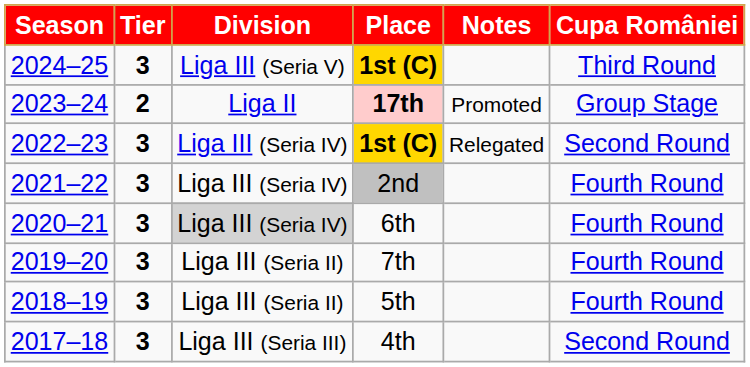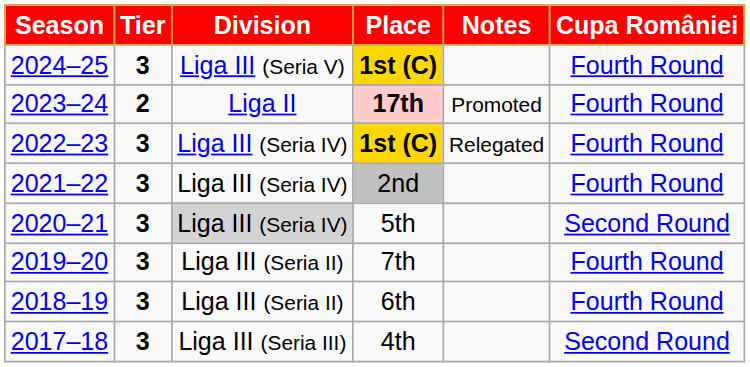(647, 65) Third Round -> (647, 65) Fourth Round
(647, 104) Group Stage -> (647, 104) Fourth Round
(647, 144) Second Round -> (647, 144) Fourth Round
(398, 223) 6th -> (398, 223) 5th
(647, 223) Fourth Round -> (647, 223) Second Round
(398, 302) 5th -> (398, 302) 6th
